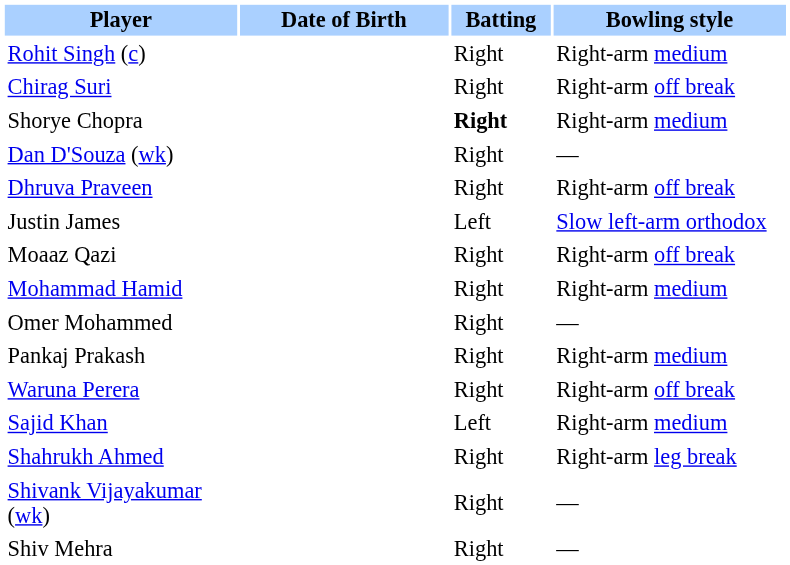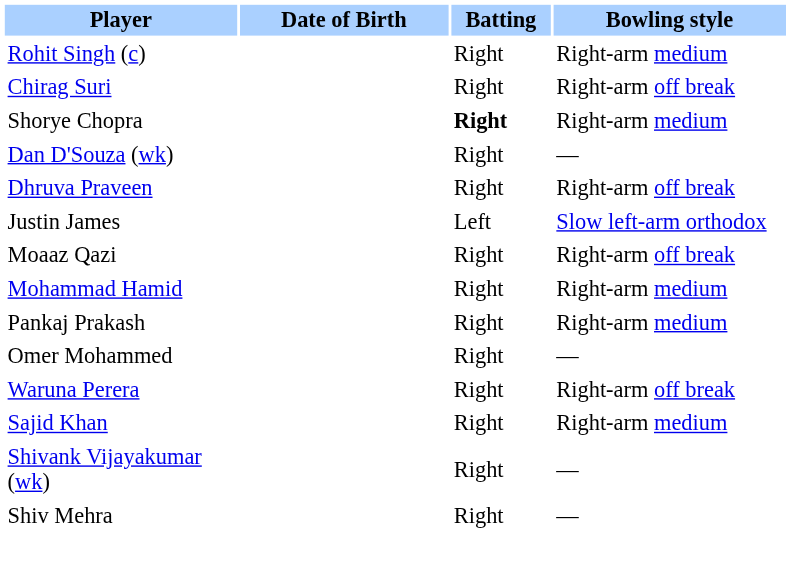rows swapped: (90, 322) <-> (76, 356)
(472, 423) Left -> (479, 423) Right
- row: (86, 456)
